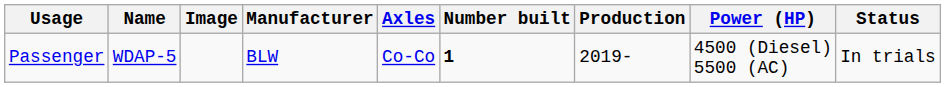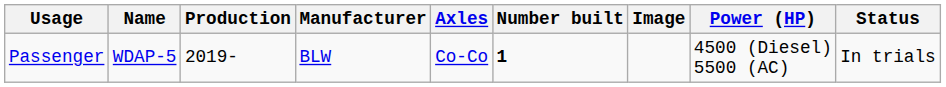columns swapped: (211, 19) <-> (632, 19)
